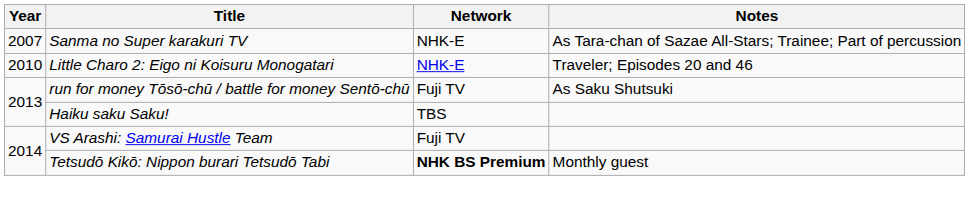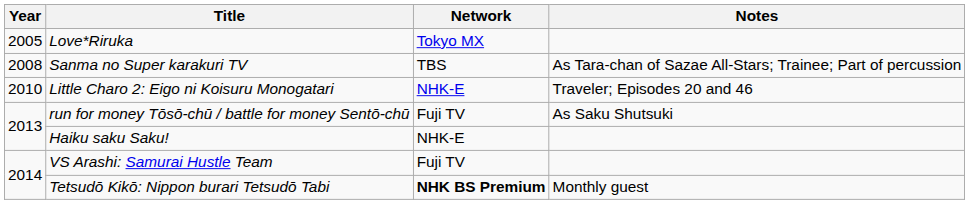+ row: (91, 41)
(25, 41) 2007 -> (25, 65) 2008
(441, 41) NHK-E -> (432, 65) TBS
(432, 114) TBS -> (441, 138) NHK-E
